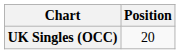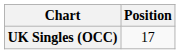(148, 37) 20 -> (148, 37) 17
